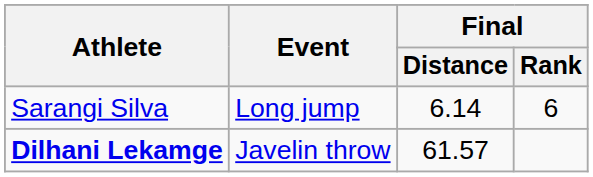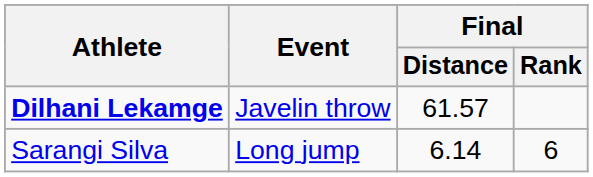rows swapped: (90, 108) <-> (117, 150)
